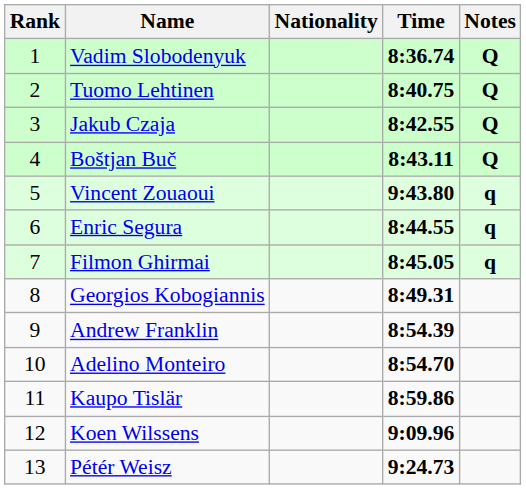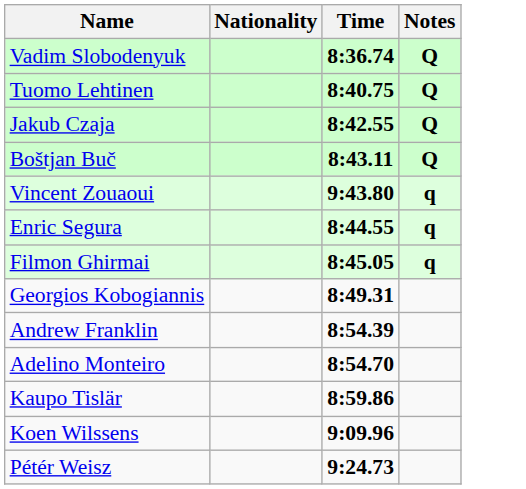- column: (35, 21)
